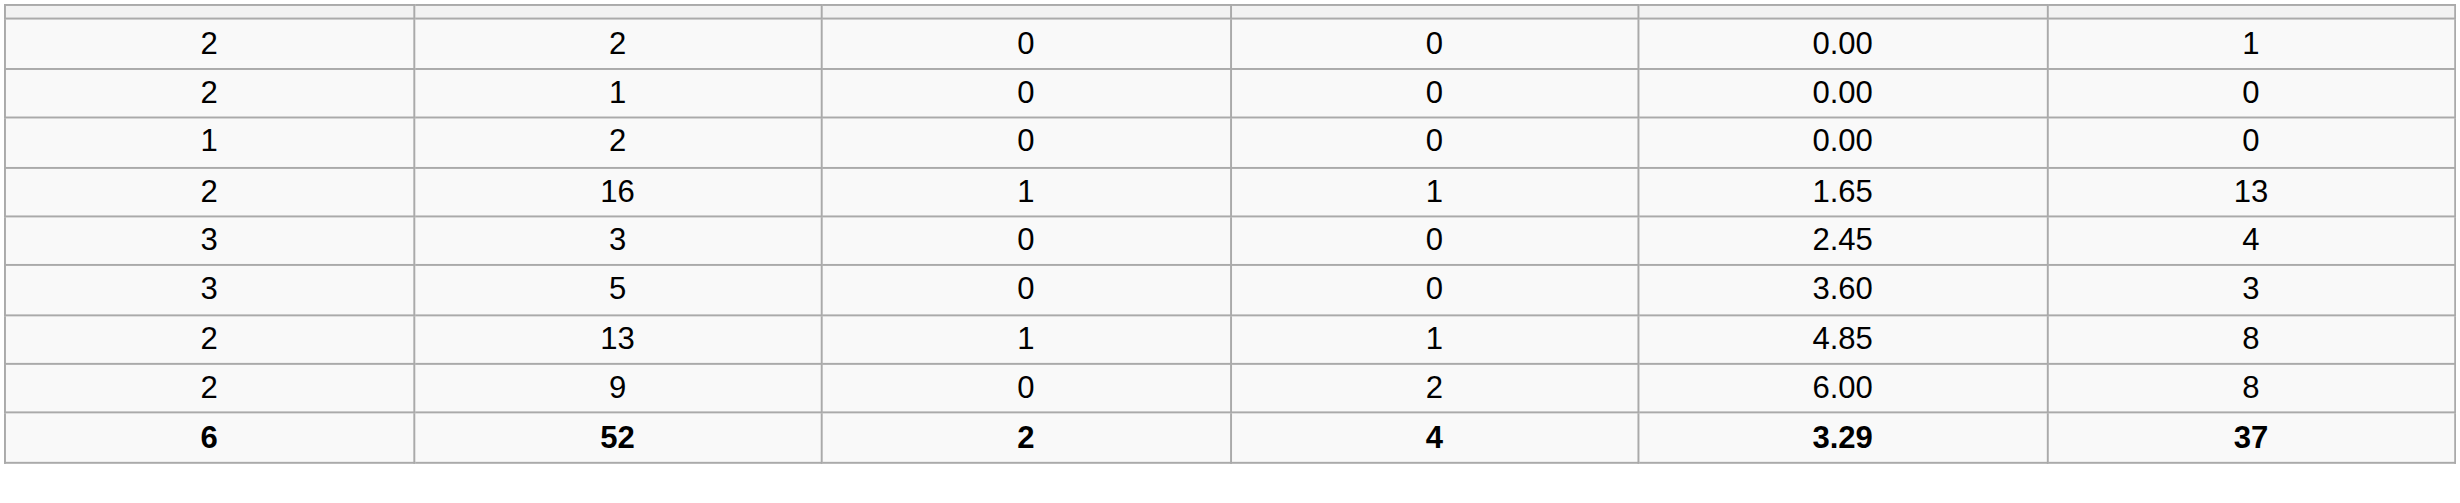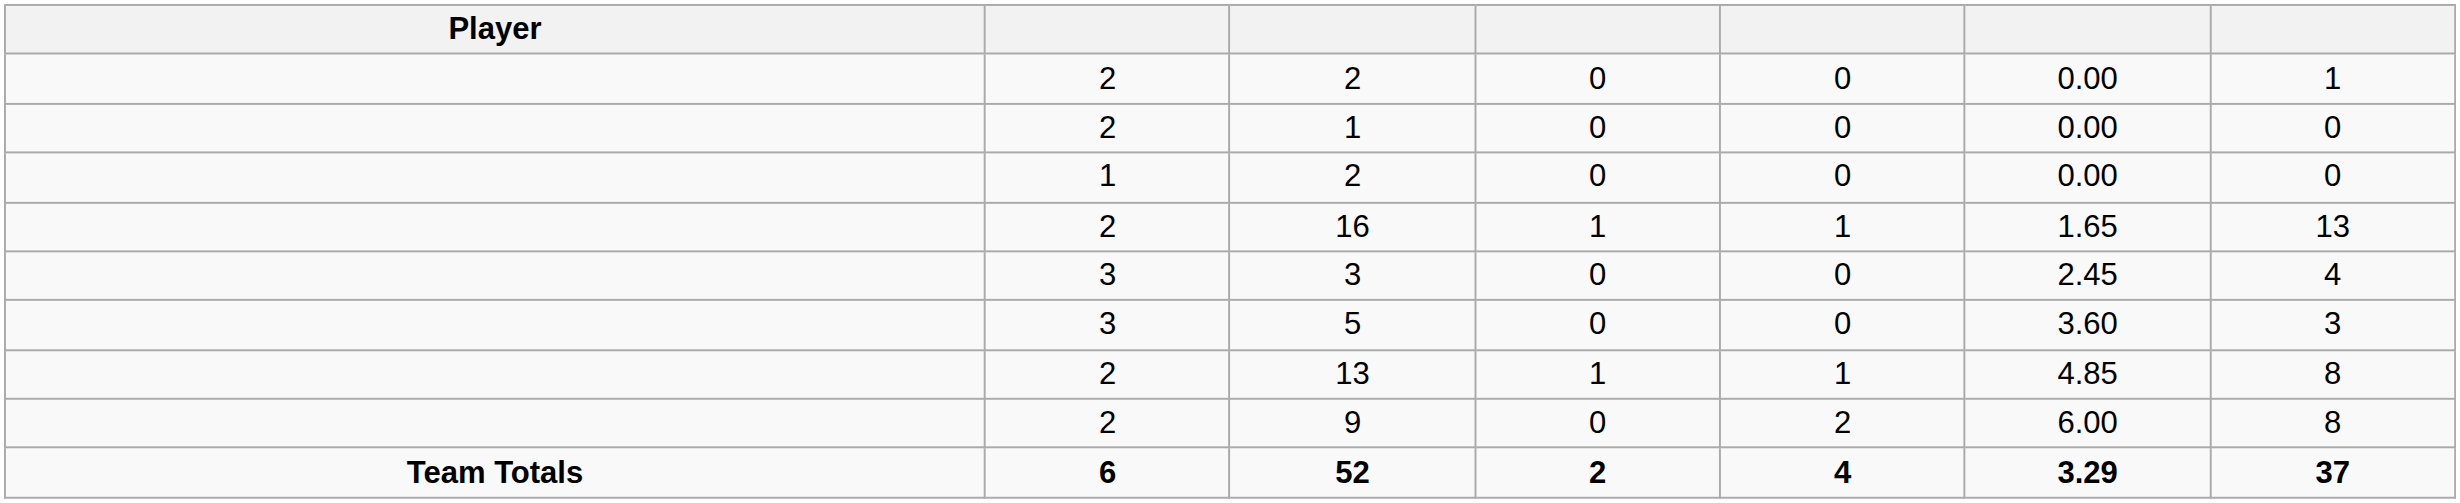+ column: (495, 29)
